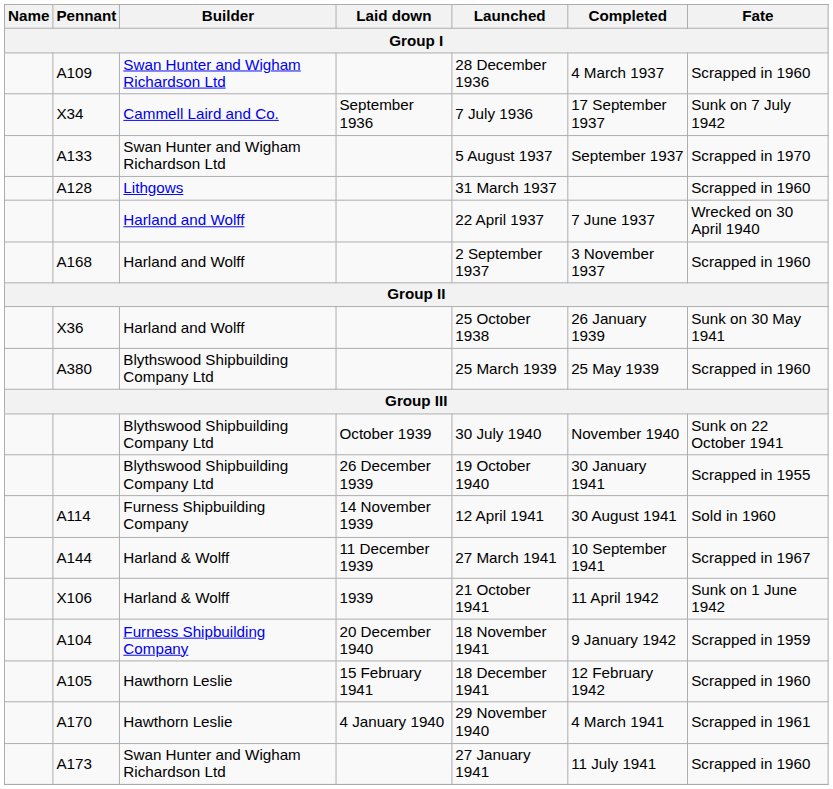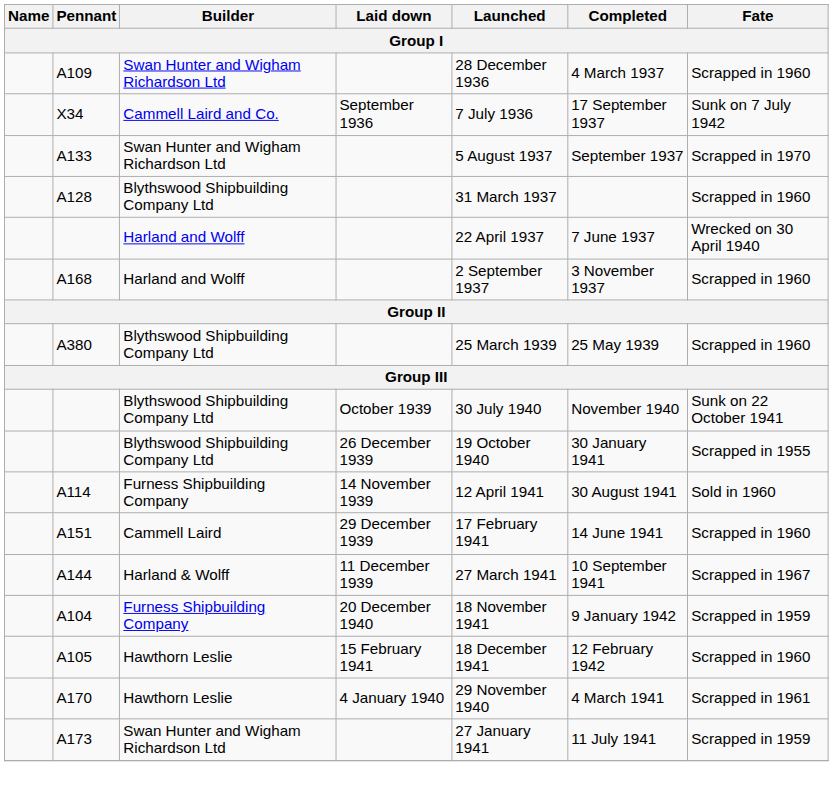(153, 188) Lithgows -> (206, 196) Blythswood Shipbuilding Company Ltd
- row: (70, 327)
+ row: (74, 533)
- row: (74, 598)
(751, 763) Scrapped in 1960 -> (751, 739) Scrapped in 1959
